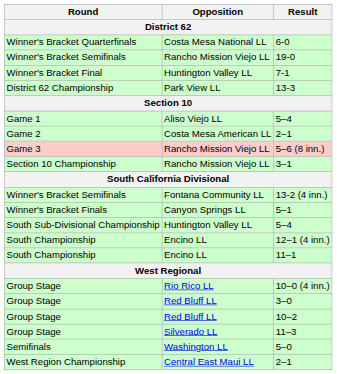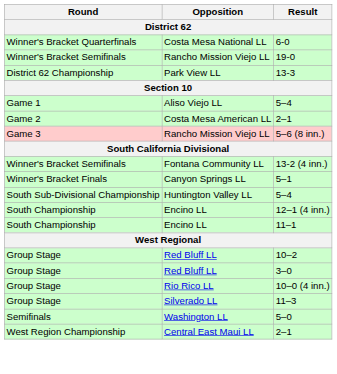- row: (54, 73)
- row: (61, 164)
rows swapped: (34, 316) <-> (34, 286)
